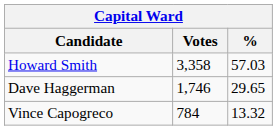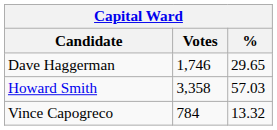rows swapped: (53, 64) <-> (61, 88)
